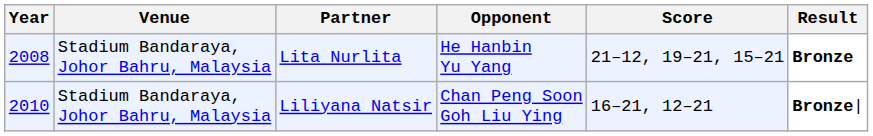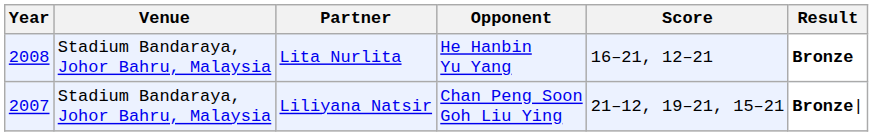(687, 57) 21–12, 19–21, 15–21 -> (652, 57) 16–21, 12–21
(29, 106) 2010 -> (29, 106) 2007
(652, 106) 16–21, 12–21 -> (687, 106) 21–12, 19–21, 15–21
